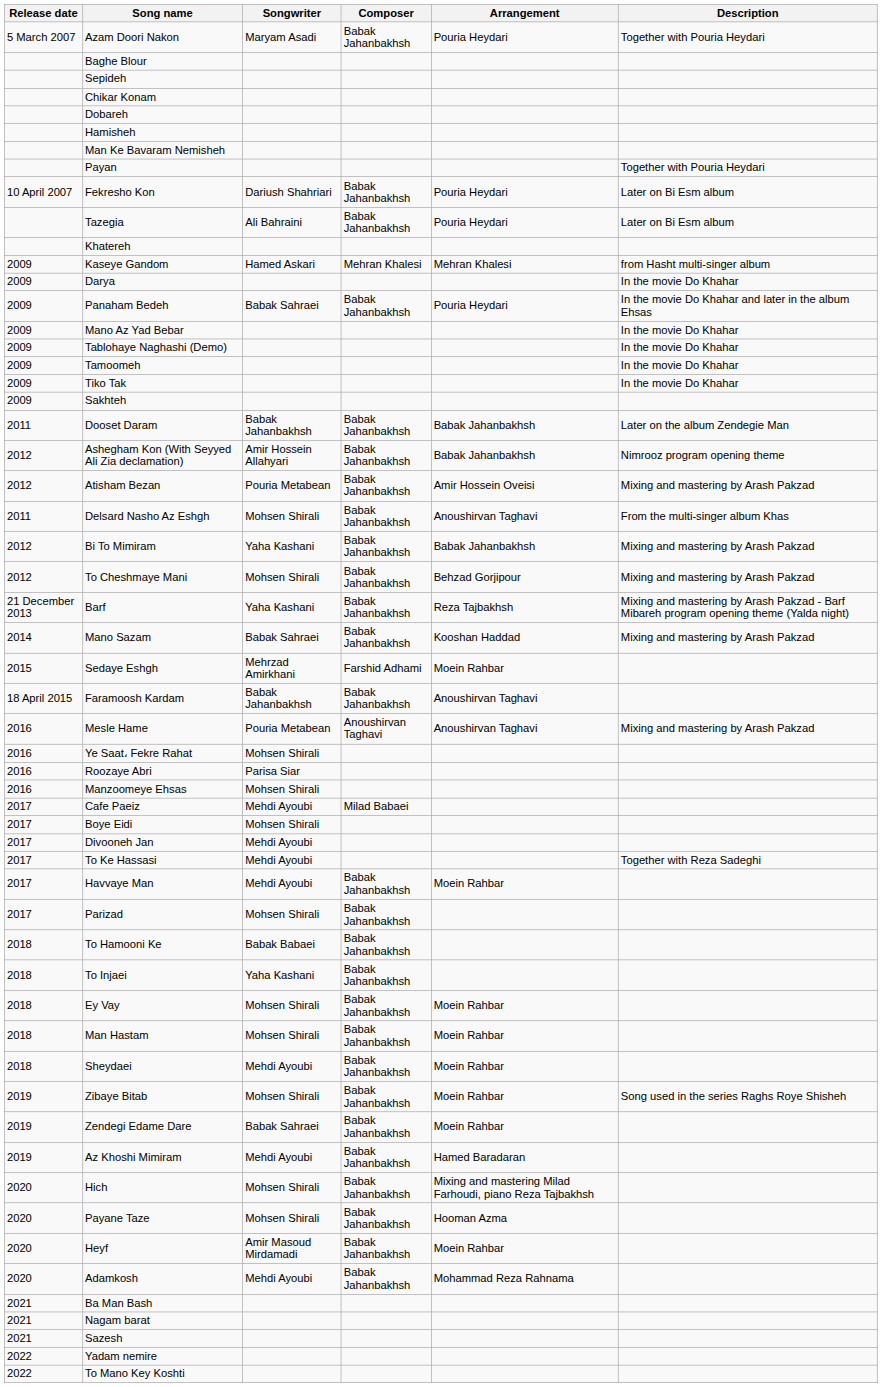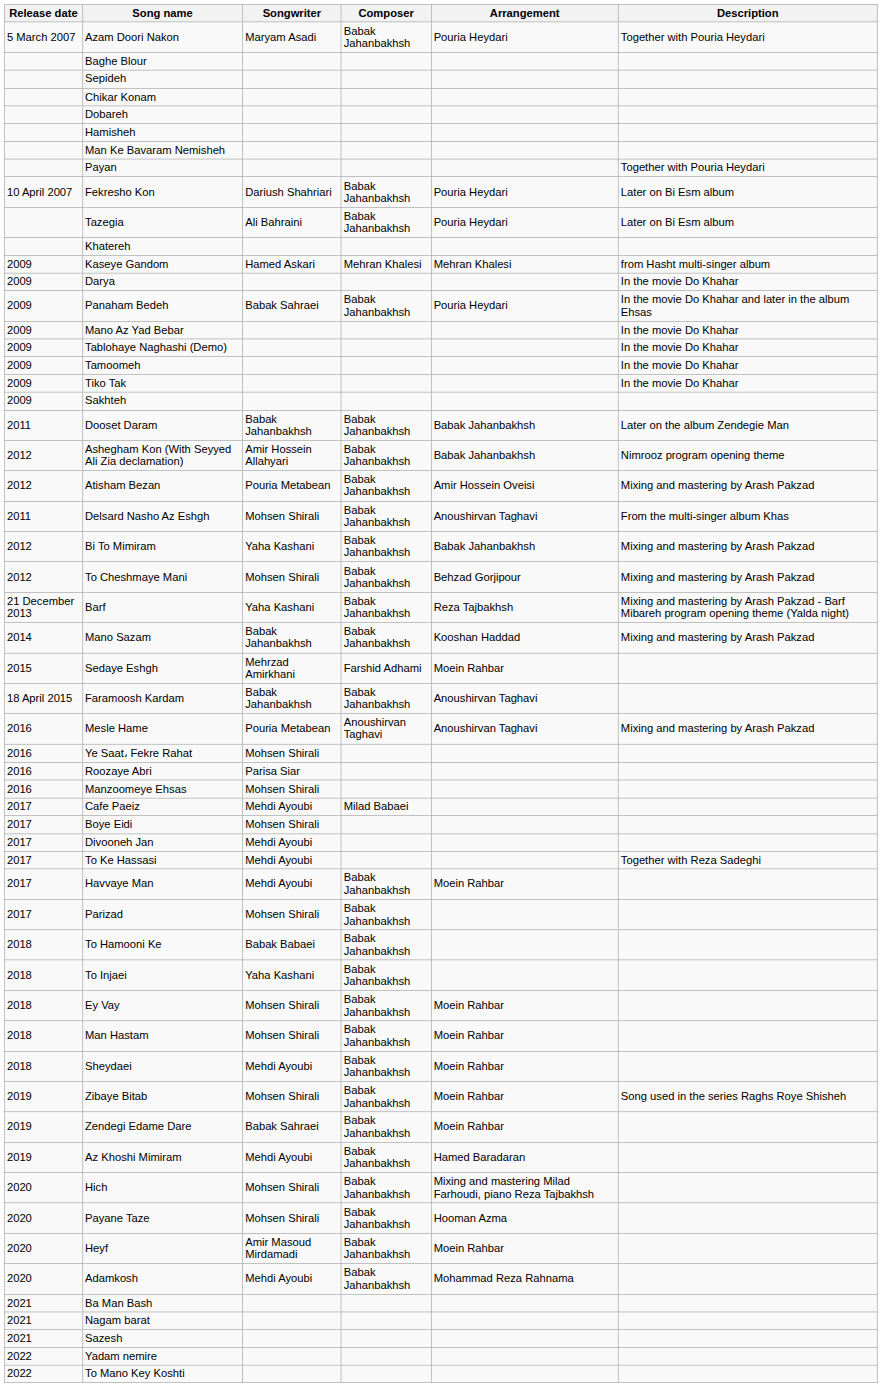(282, 637) Babak Sahraei -> (279, 637) Babak Jahanbakhsh
